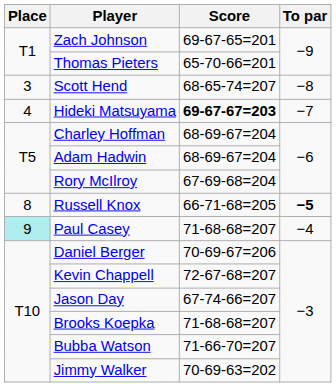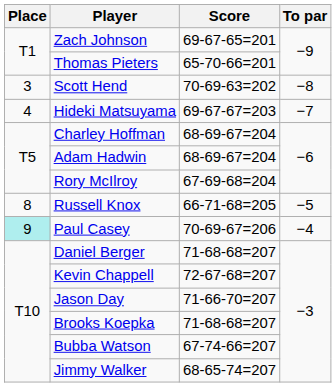(229, 87) 68-65-74=207 -> (229, 87) 70-69-63=202
(229, 110) bold -> (229, 110) normal
(305, 205) bold -> (305, 205) normal
(229, 228) 71-68-68=207 -> (229, 228) 70-69-67=206
(229, 252) 70-69-67=206 -> (229, 252) 71-68-68=207
(229, 299) 67-74-66=207 -> (229, 299) 71-66-70=207
(229, 346) 71-66-70=207 -> (229, 346) 67-74-66=207
(229, 370) 70-69-63=202 -> (229, 370) 68-65-74=207
